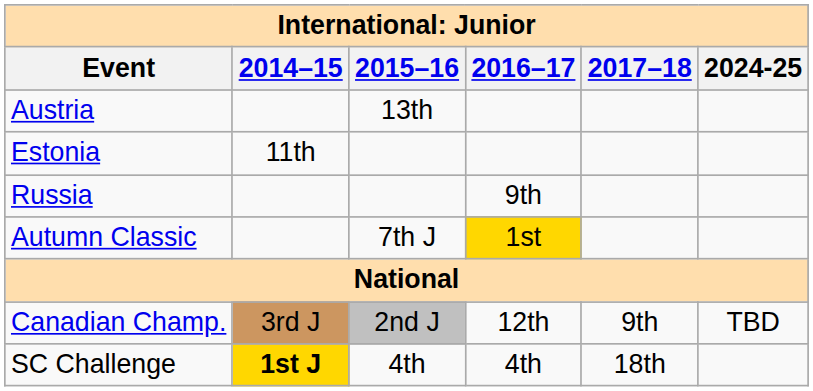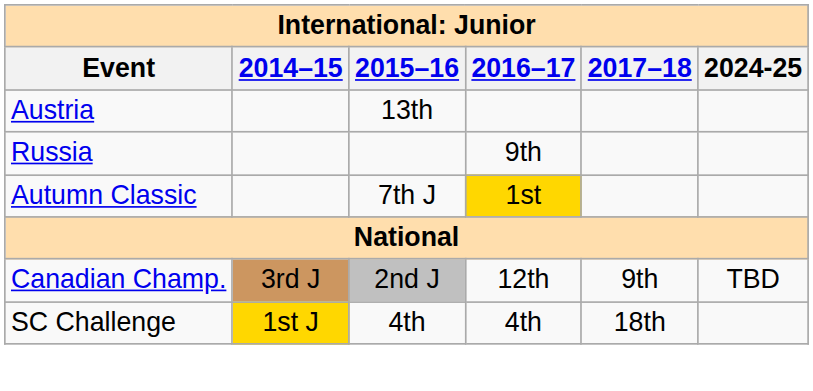- row: (56, 152)
(291, 364) bold -> (291, 322) normal
